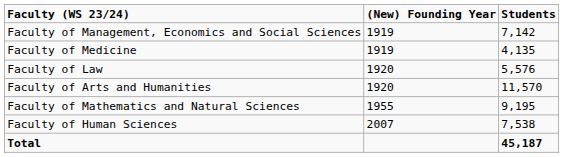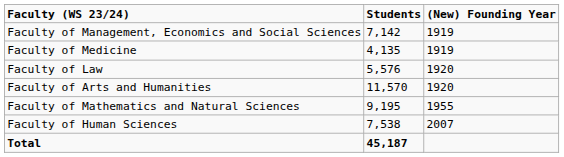columns swapped: (529, 14) <-> (431, 14)
